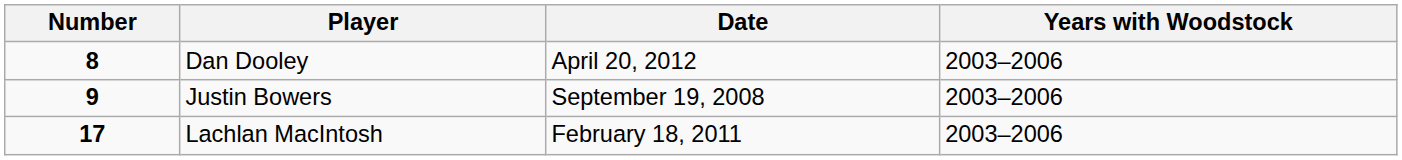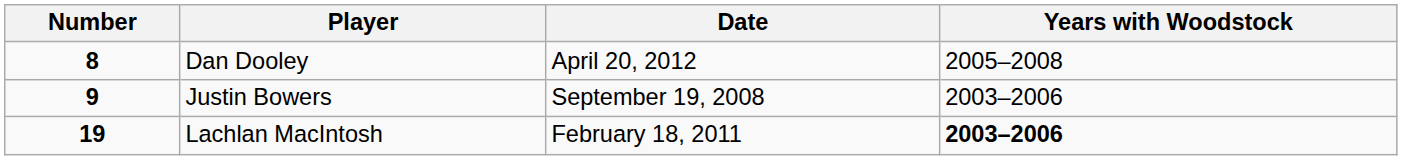(1004, 60) 2003–2006 -> (1004, 60) 2005–2008
(92, 135) 17 -> (92, 135) 19
(1004, 135) normal -> (1004, 135) bold
